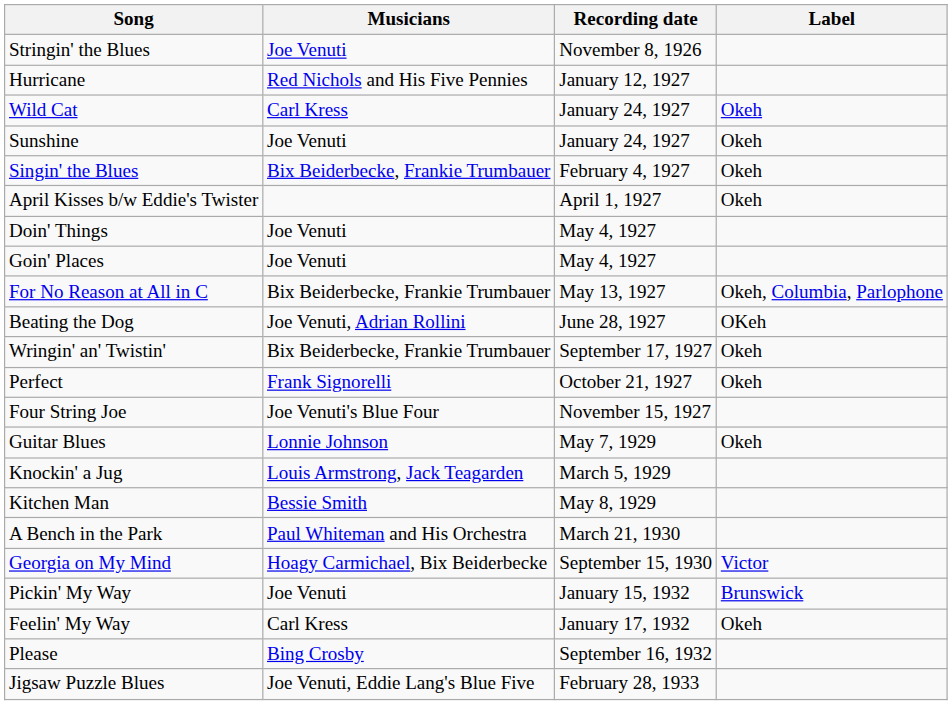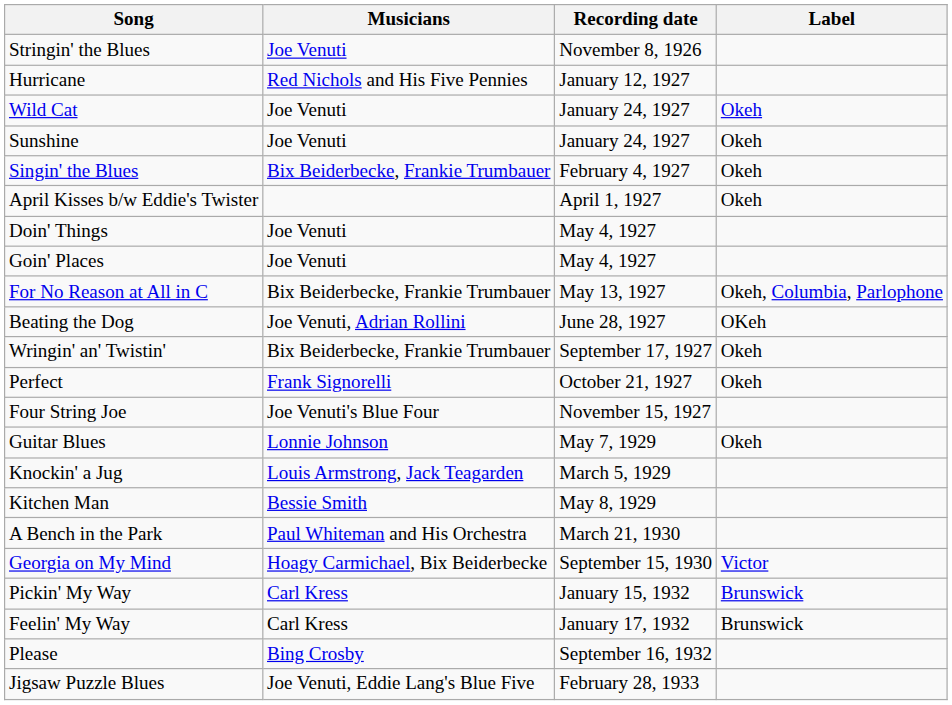(307, 110) Carl Kress -> (307, 110) Joe Venuti
(307, 593) Joe Venuti -> (307, 593) Carl Kress
(741, 623) Okeh -> (762, 623) Brunswick
